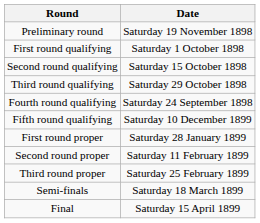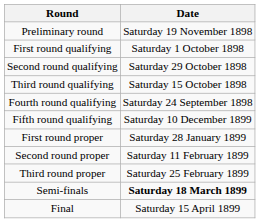(188, 66) Saturday 15 October 1898 -> (188, 66) Saturday 29 October 1898
(188, 84) Saturday 29 October 1898 -> (188, 84) Saturday 15 October 1898
(188, 191) normal -> (188, 191) bold
